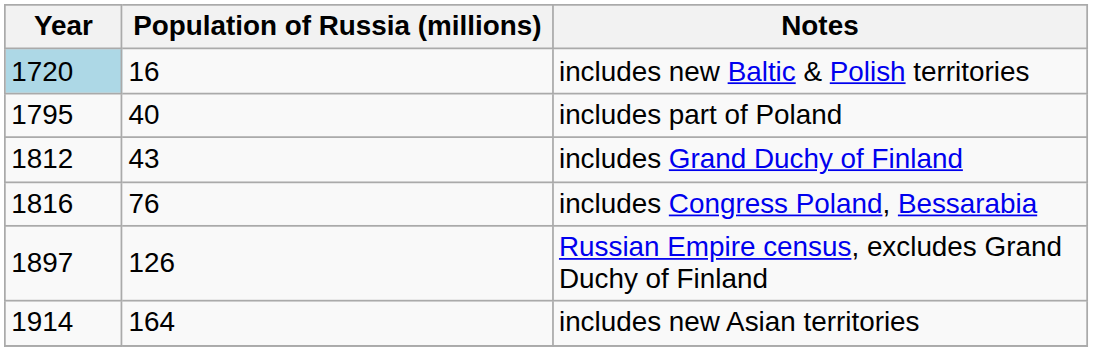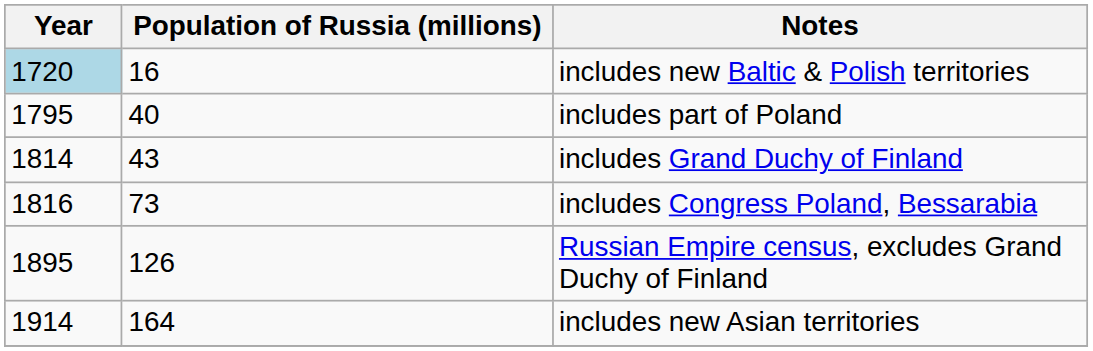(42, 159) 1812 -> (42, 159) 1814
(144, 203) 76 -> (144, 203) 73
(42, 262) 1897 -> (42, 262) 1895
